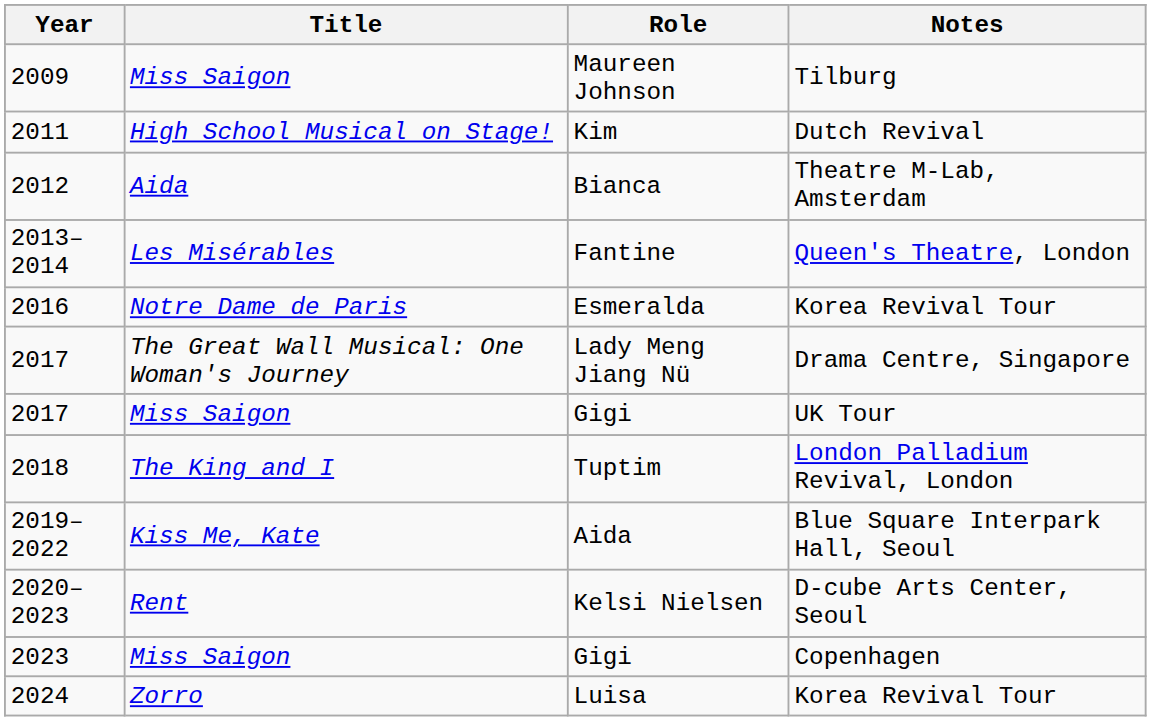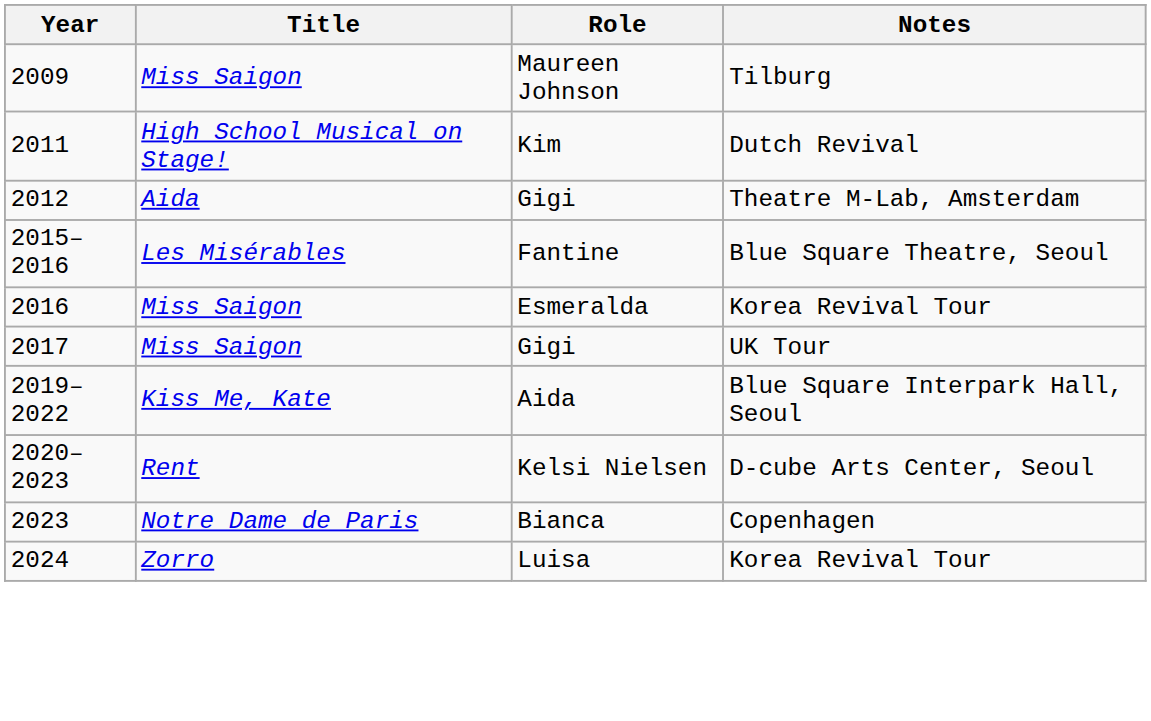(617, 186) Bianca -> (547, 200) Gigi
- row: (47, 253)
+ row: (47, 253)
(269, 307) Notre Dame de Paris -> (222, 307) Miss Saigon
- row: (40, 361)
- row: (40, 468)
(210, 657) Miss Saigon -> (280, 522) Notre Dame de Paris
(603, 657) Gigi -> (561, 522) Bianca
